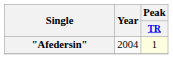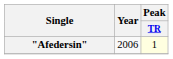(128, 45) 2004 -> (128, 45) 2006
